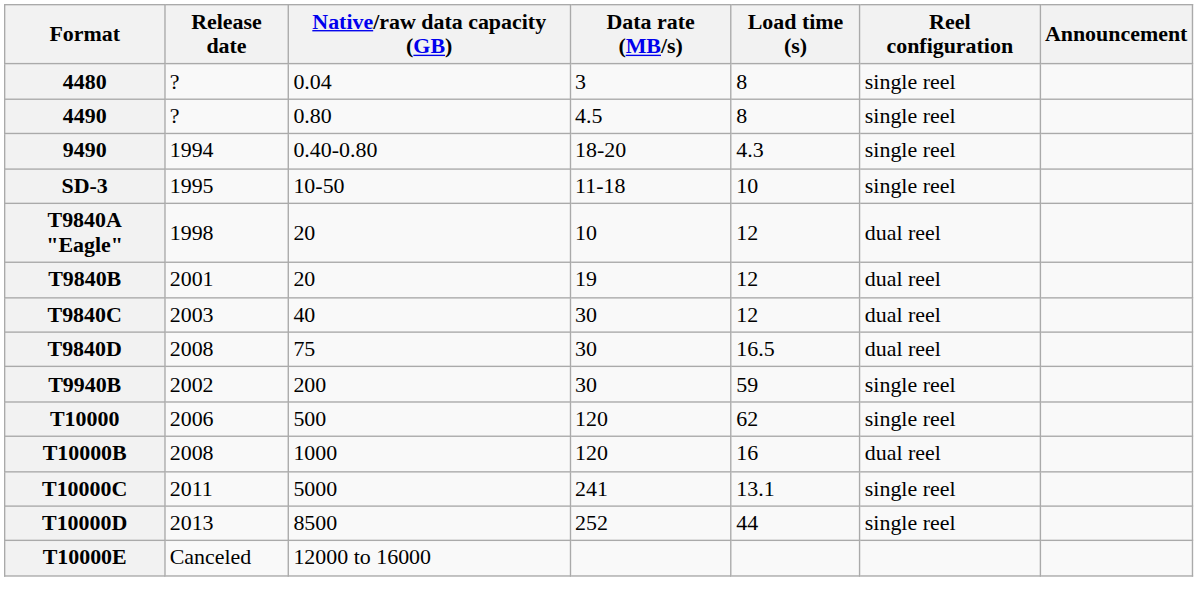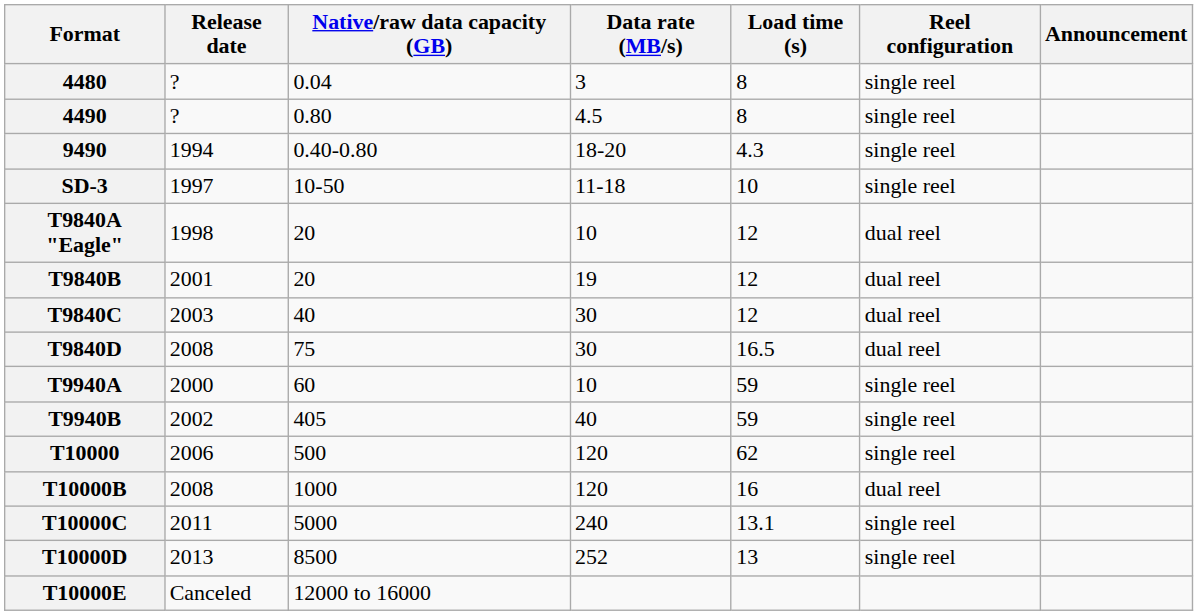(192, 185) 1995 -> (192, 185) 1997
+ row: (85, 384)
(310, 384) 200 -> (310, 418) 405
(586, 384) 30 -> (586, 418) 40
(592, 488) 241 -> (592, 523) 240
(747, 523) 44 -> (747, 557) 13
